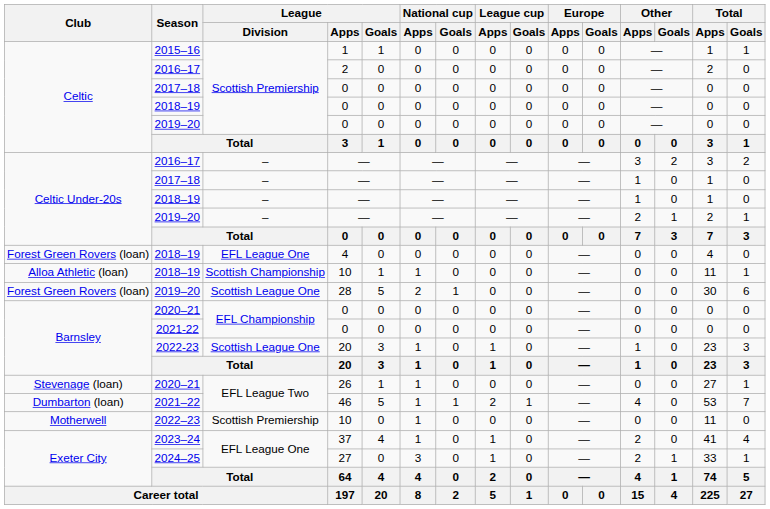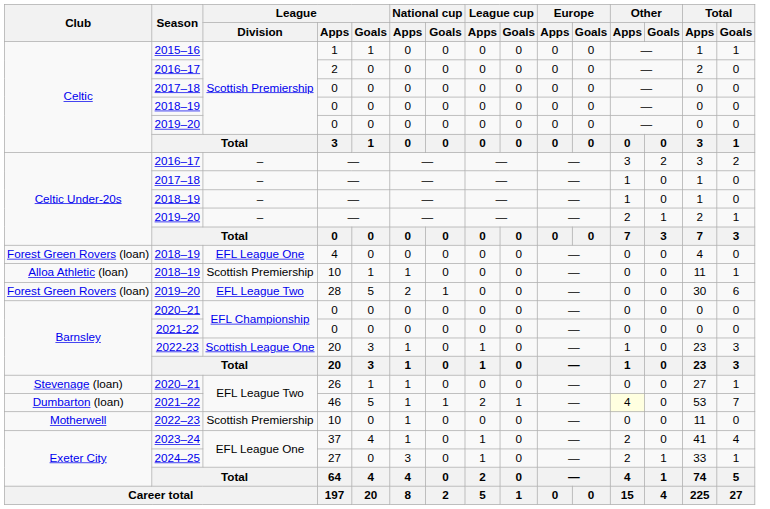(265, 273) Scottish Championship -> (260, 273) Scottish Premiership
(265, 291) Scottish League One -> (260, 291) EFL League Two
(638, 402) no background -> (627, 402) lightyellow background
